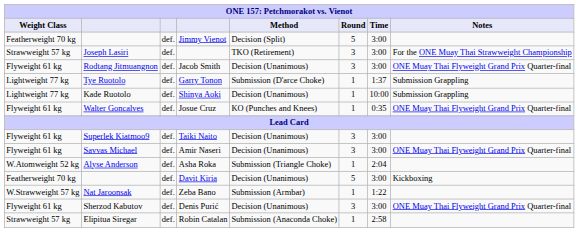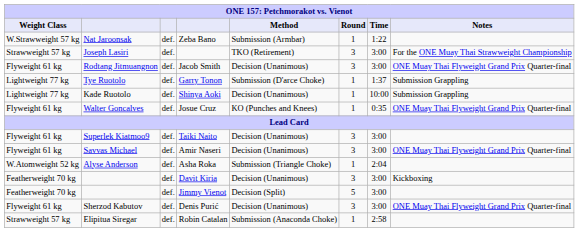rows swapped: (203, 39) <-> (197, 192)
(353, 178) 5 -> (353, 178) 3
